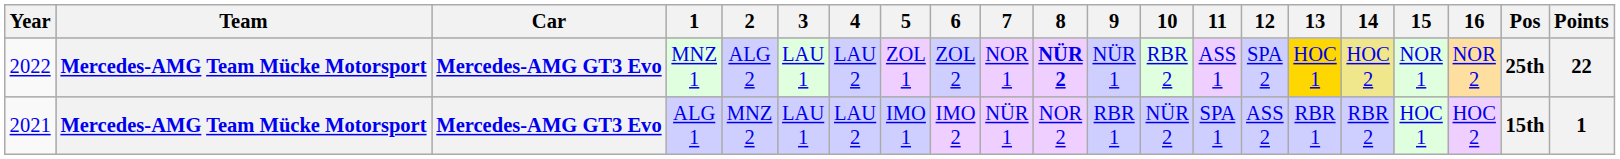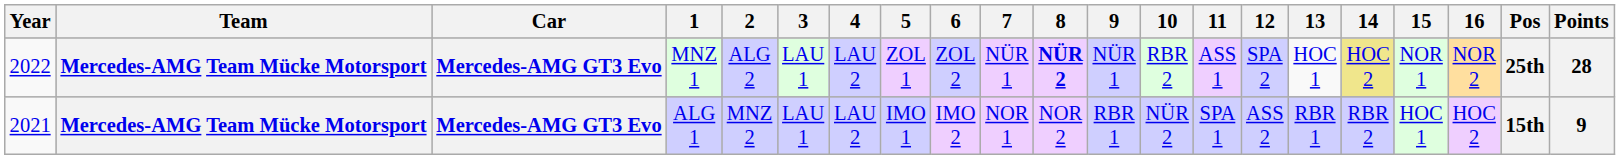(1007, 66) NOR 1 -> (1007, 66) NÜR 1
(1315, 66) gold background -> (1315, 66) no background
(1581, 66) 22 -> (1581, 66) 28
(1007, 125) NÜR 1 -> (1007, 125) NOR 1
(1581, 125) 1 -> (1581, 125) 9
